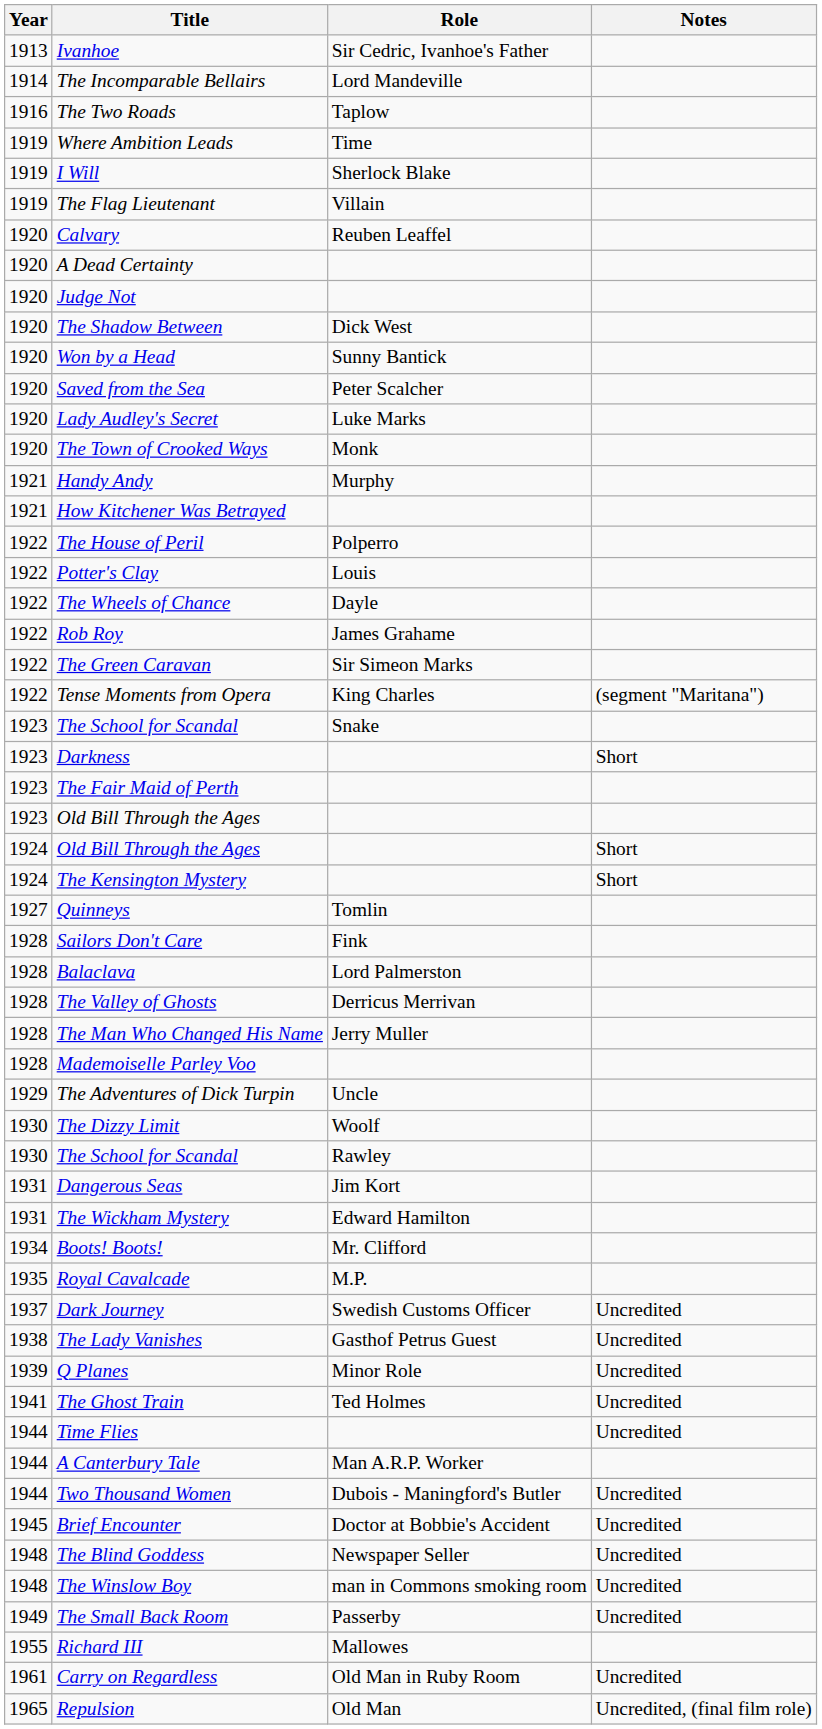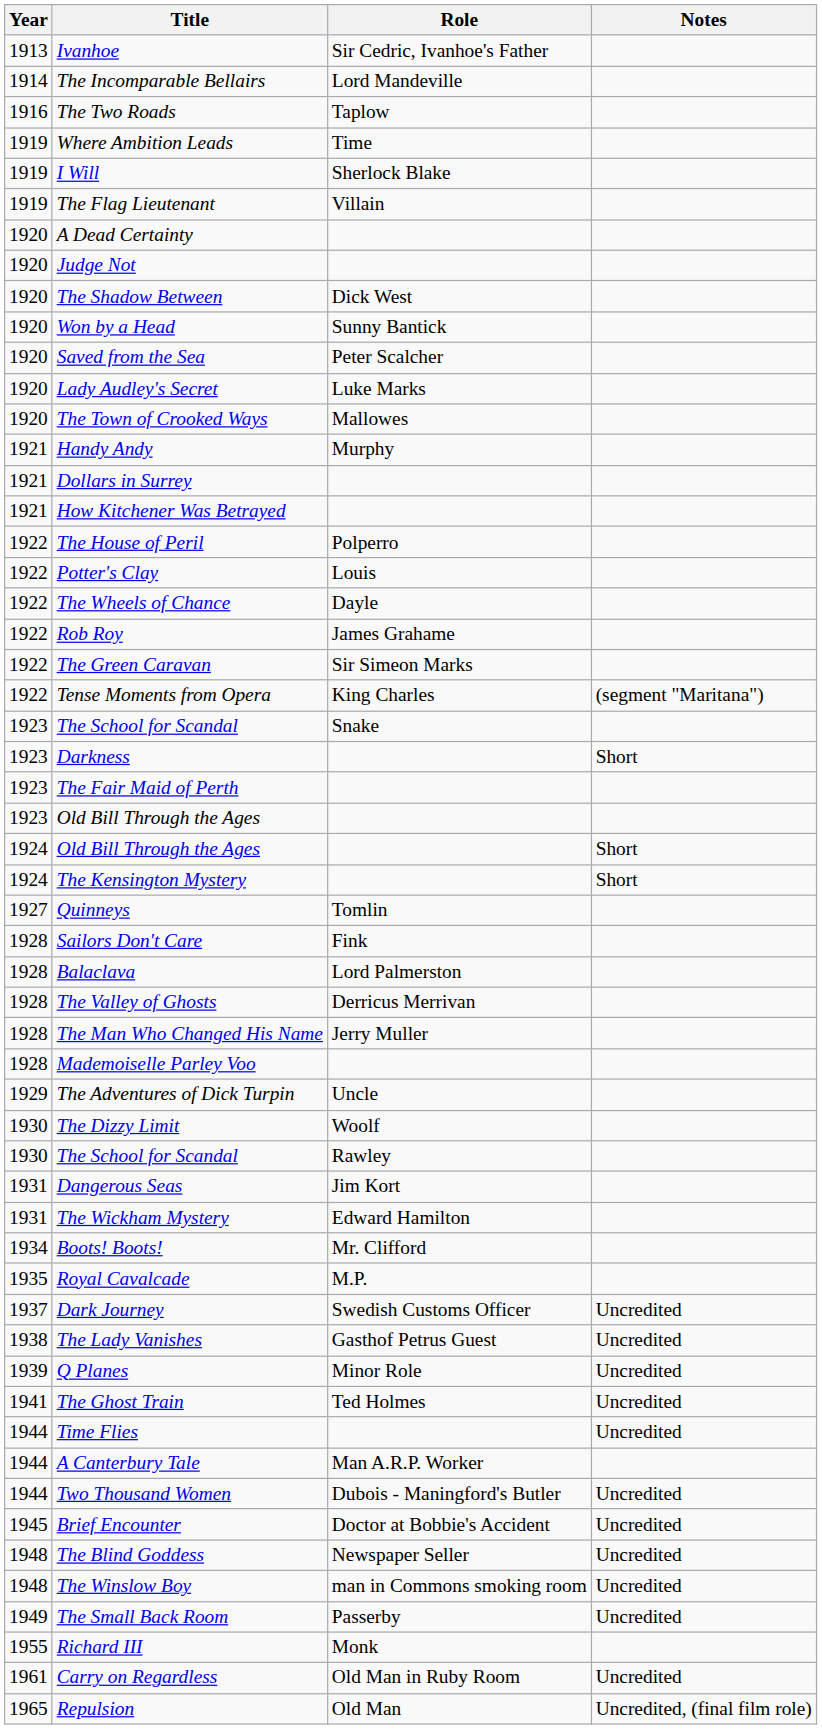- row: (28, 234)
(355, 449) Monk -> (370, 419) Mallowes
+ row: (28, 480)
(370, 1647) Mallowes -> (355, 1647) Monk
